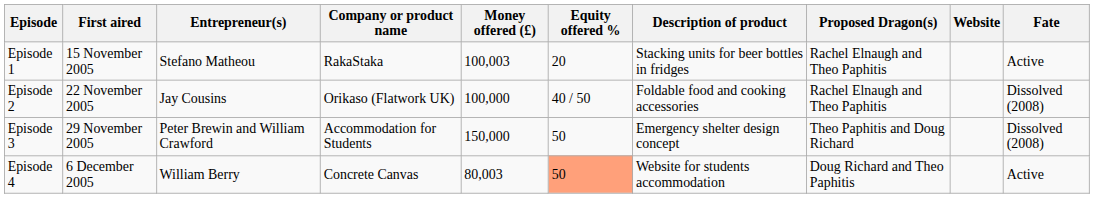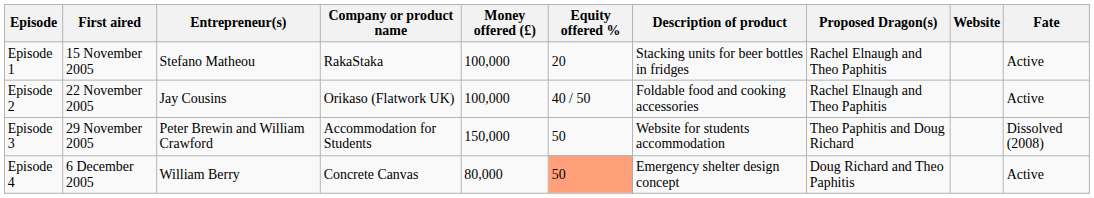(487, 61) 100,003 -> (487, 61) 100,000
(1035, 98) Dissolved (2008) -> (1025, 98) Active
(708, 136) Emergency shelter design concept -> (693, 136) Website for students accommodation
(484, 174) 80,003 -> (484, 174) 80,000
(693, 174) Website for students accommodation -> (708, 174) Emergency shelter design concept
